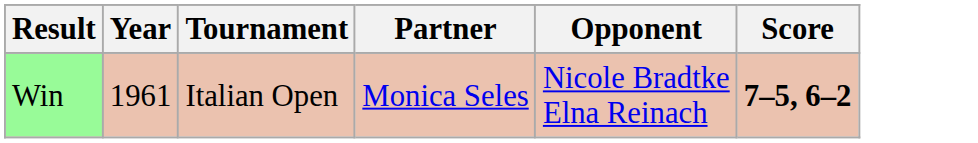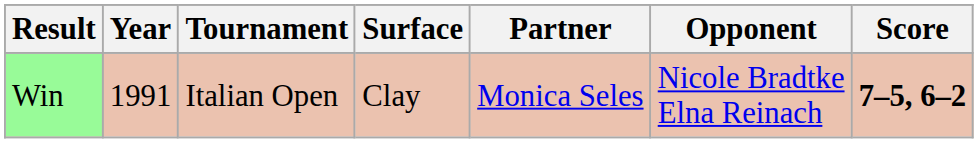+ column: (413, 28)
(141, 94) 1961 -> (141, 94) 1991
